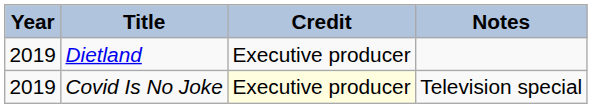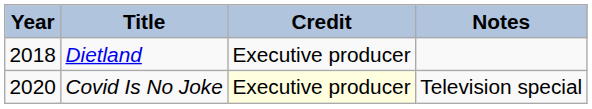(33, 54) 2019 -> (33, 54) 2018
(33, 87) 2019 -> (33, 87) 2020
